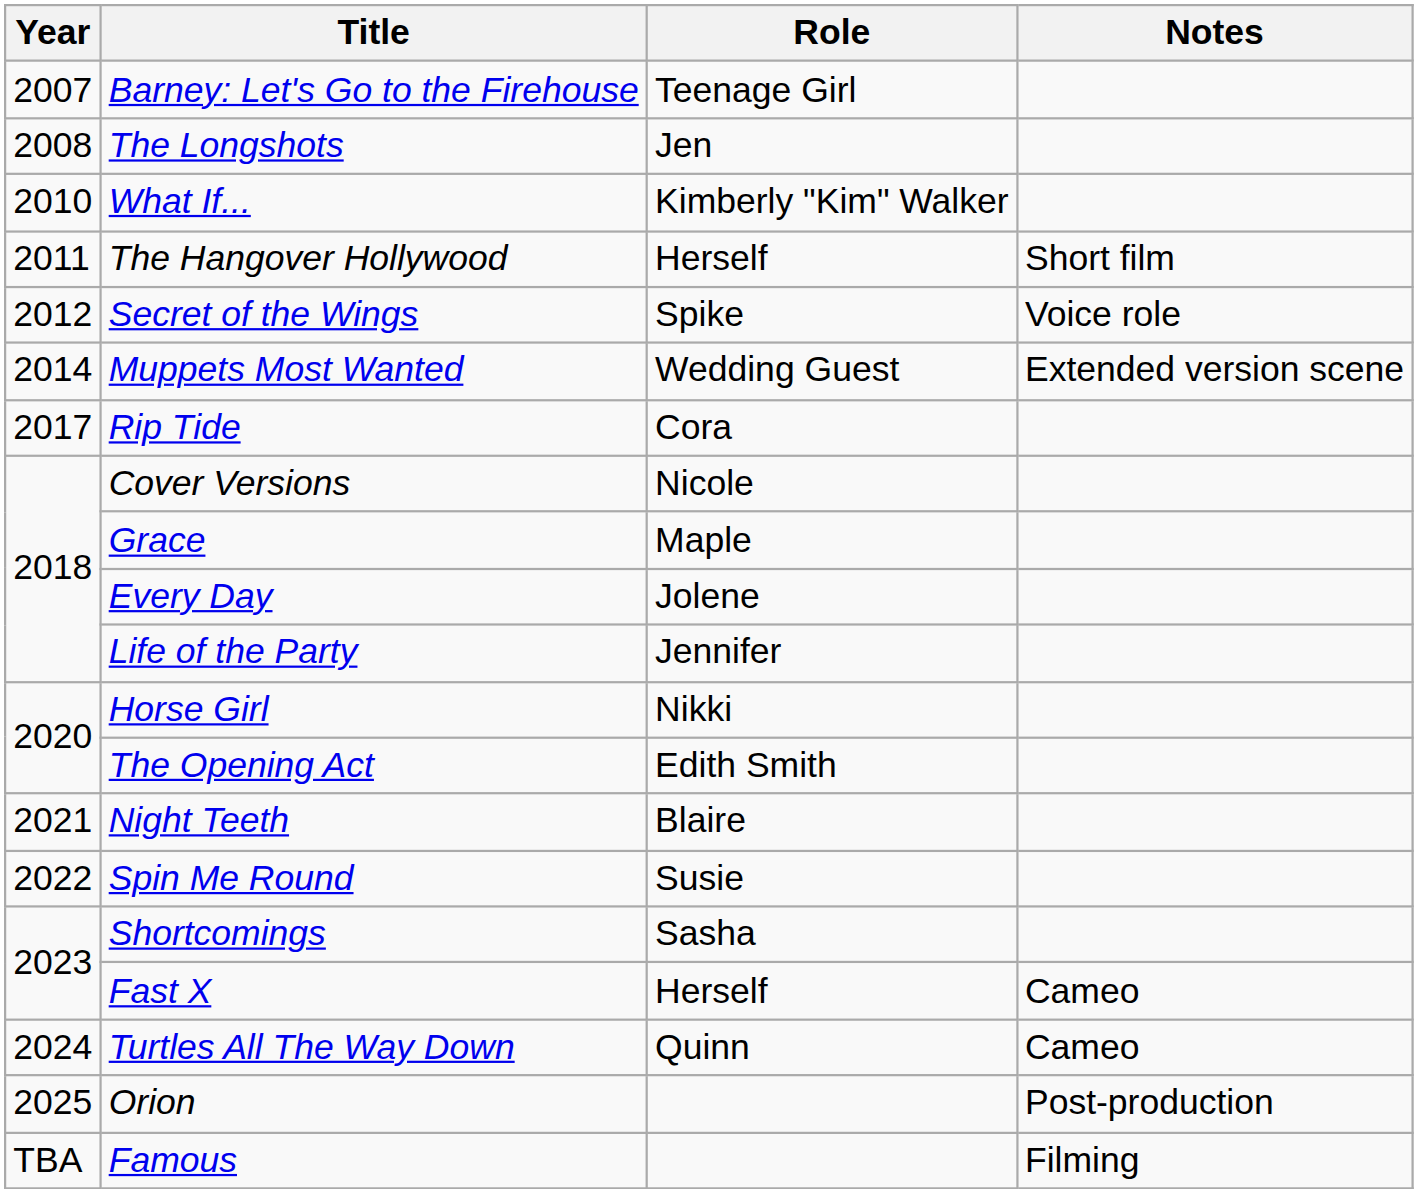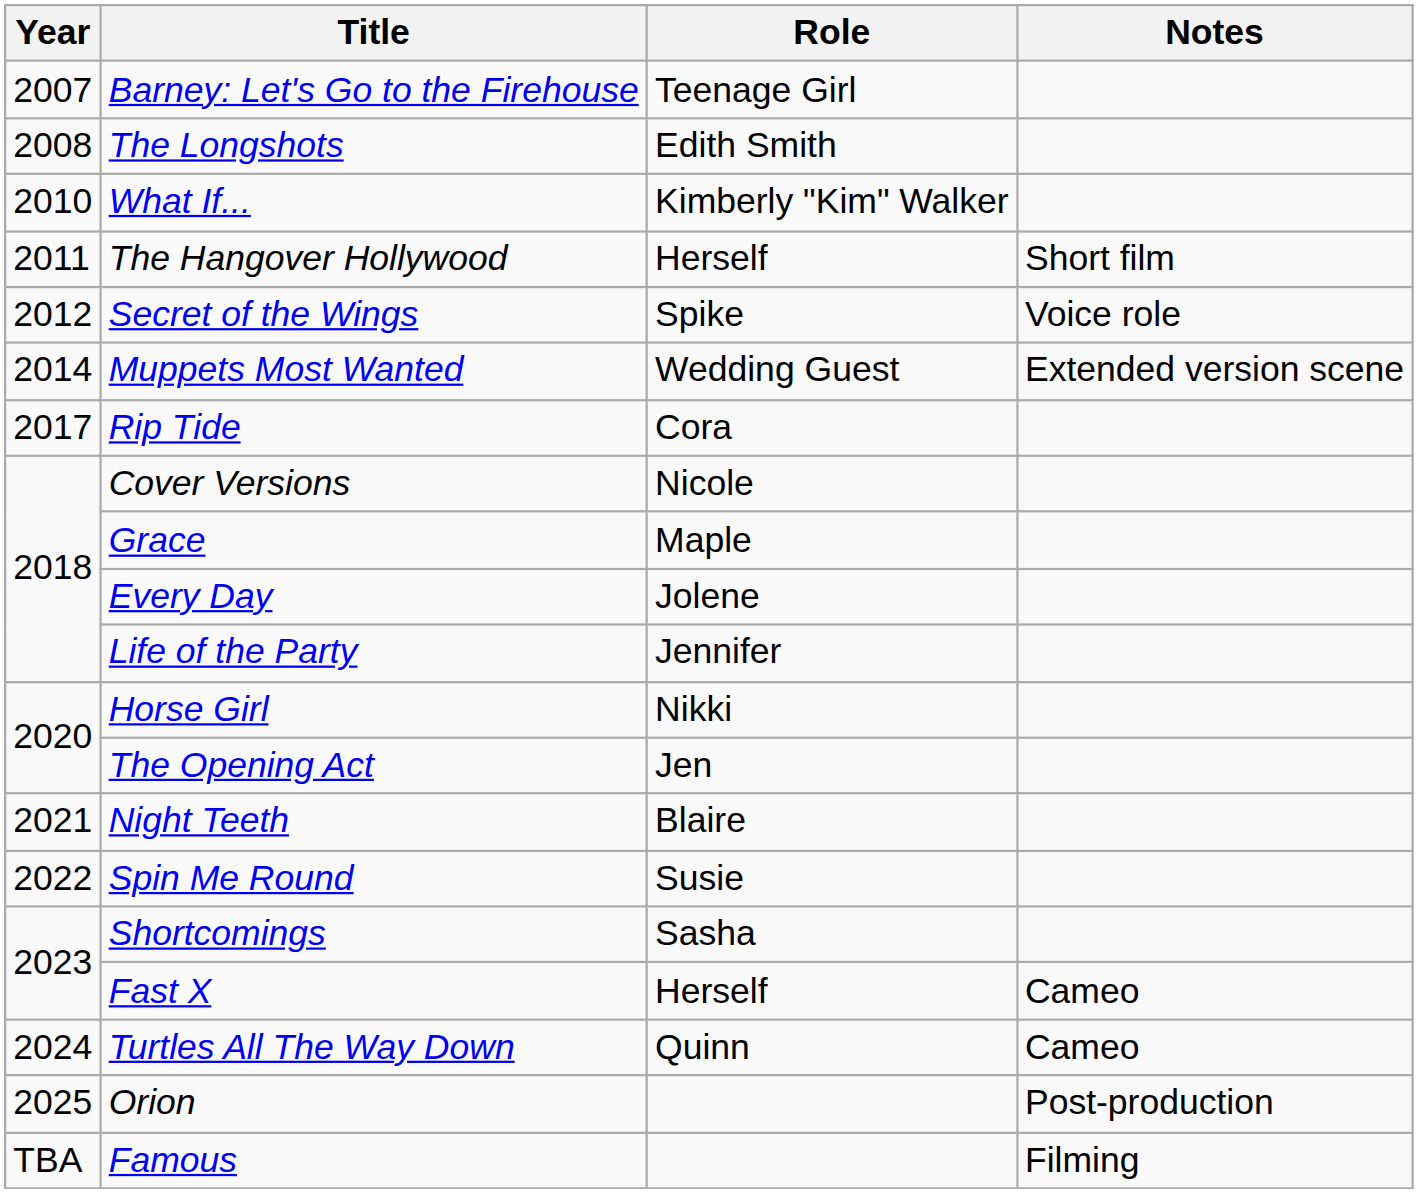(684, 145) Jen -> (746, 145) Edith Smith
(746, 764) Edith Smith -> (684, 764) Jen
